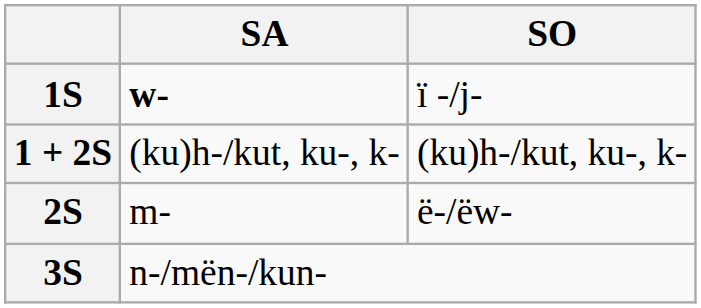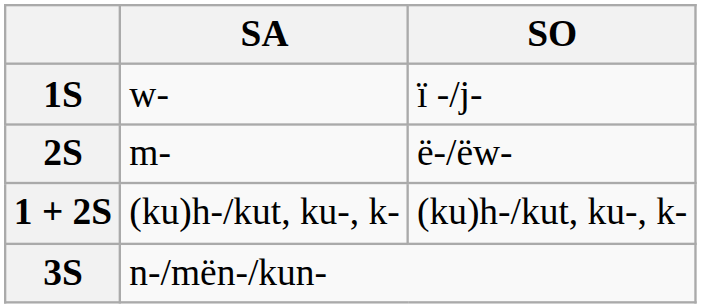(149, 93) bold -> (149, 93) normal
rows swapped: (63, 212) <-> (63, 152)
